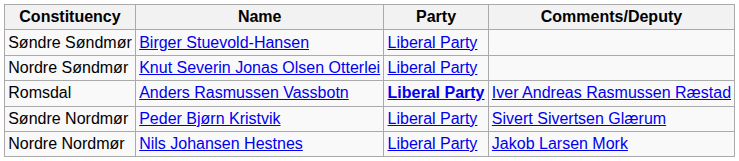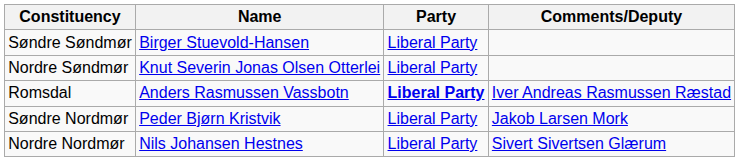(579, 118) Sivert Sivertsen Glærum -> (560, 118) Jakob Larsen Mork
(560, 144) Jakob Larsen Mork -> (579, 144) Sivert Sivertsen Glærum
